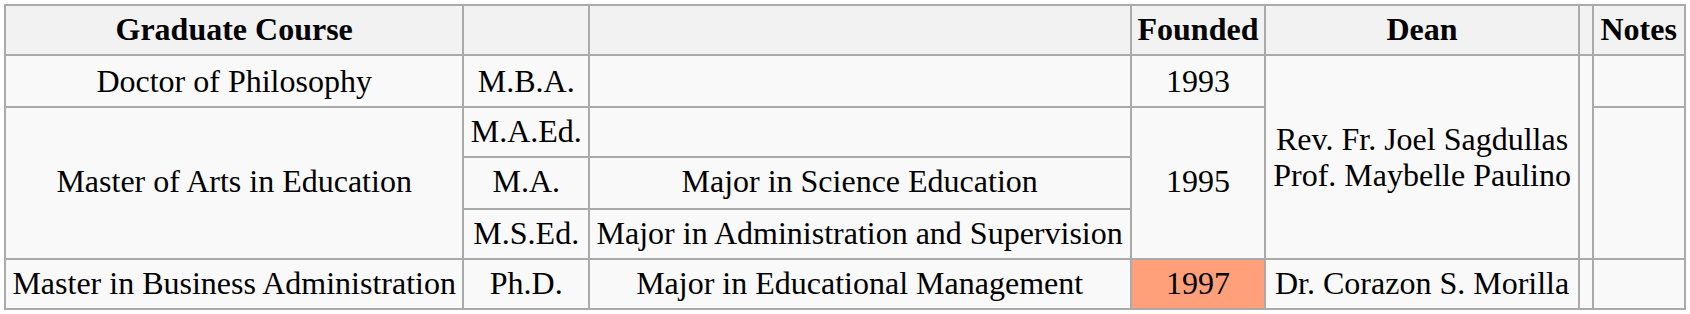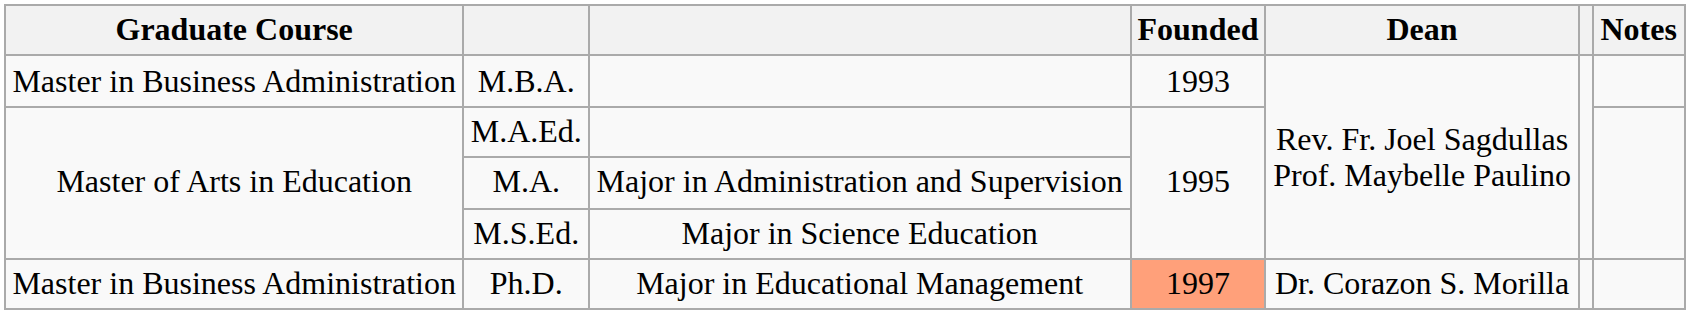(234, 80) Doctor of Philosophy -> (234, 80) Master in Business Administration
(860, 182) Major in Science Education -> (860, 182) Major in Administration and Supervision
(860, 232) Major in Administration and Supervision -> (860, 232) Major in Science Education
